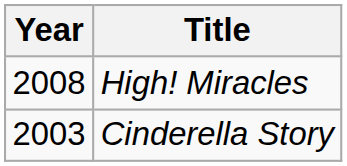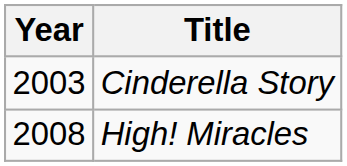rows swapped: (217, 134) <-> (205, 82)
